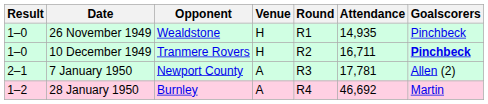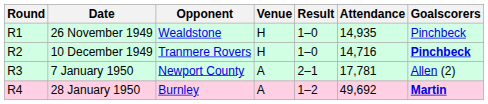columns swapped: (315, 14) <-> (25, 14)
(358, 52) 16,711 -> (358, 52) 14,716
(358, 90) 46,692 -> (358, 90) 49,692
(427, 90) normal -> (429, 90) bold
